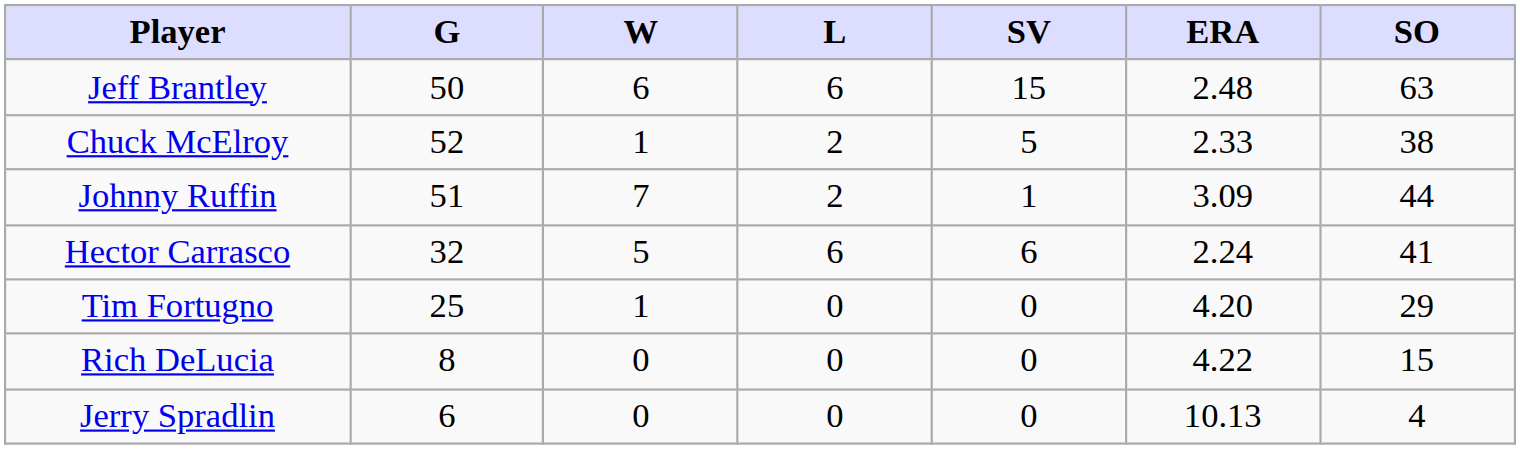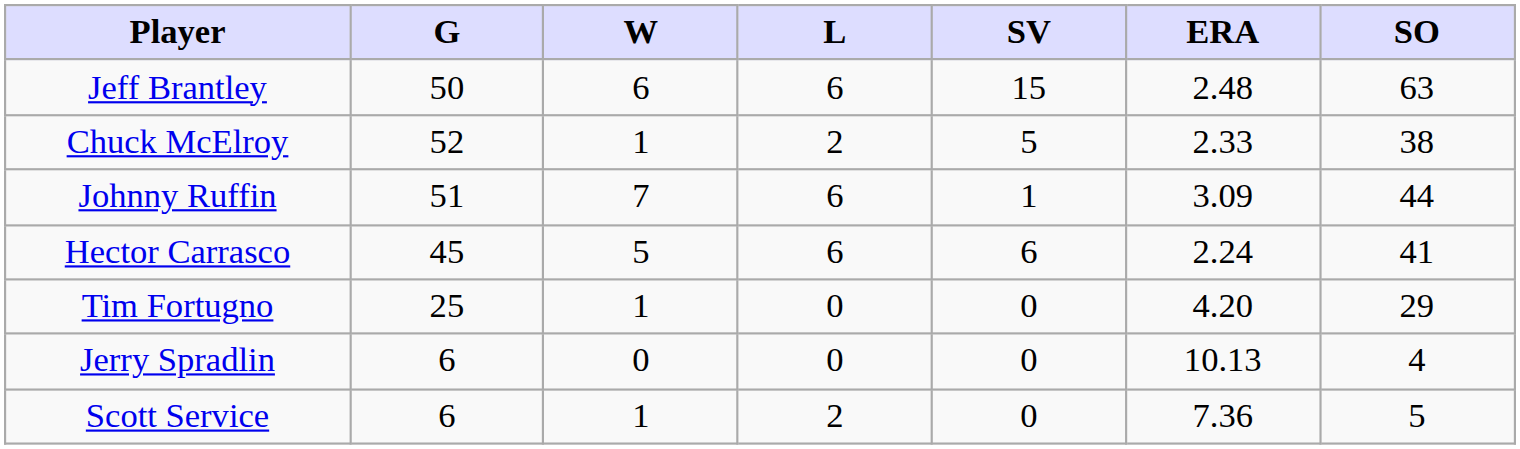(835, 196) 2 -> (835, 196) 6
(447, 251) 32 -> (447, 251) 45
- row: (177, 360)
+ row: (178, 415)
